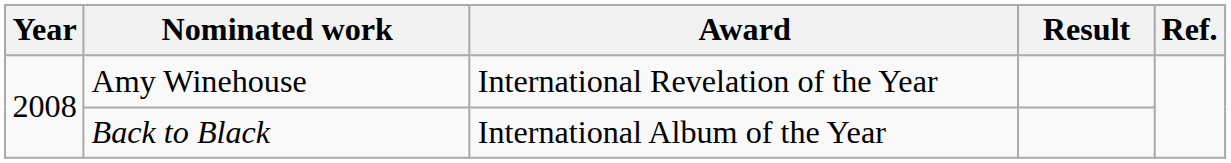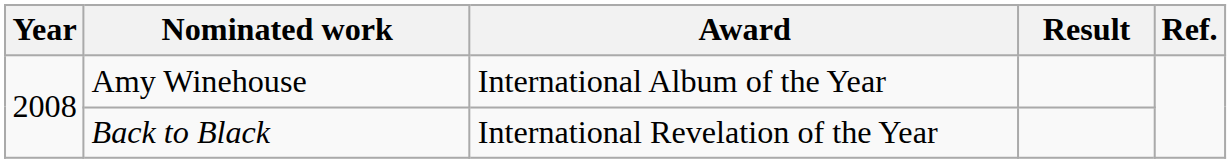(708, 81) International Revelation of the Year -> (682, 81) International Album of the Year
(682, 132) International Album of the Year -> (708, 132) International Revelation of the Year
